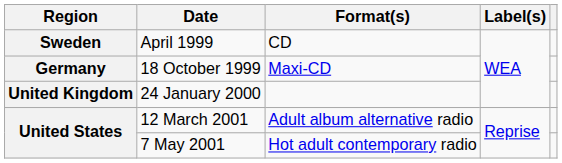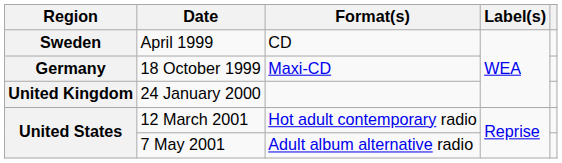(371, 119) Adult album alternative radio -> (373, 119) Hot adult contemporary radio
(373, 145) Hot adult contemporary radio -> (371, 145) Adult album alternative radio
